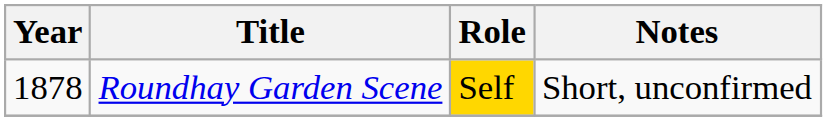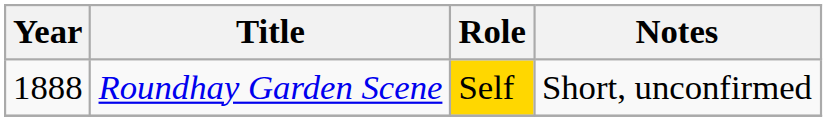(48, 87) 1878 -> (48, 87) 1888
